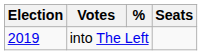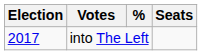(24, 38) 2019 -> (24, 38) 2017
